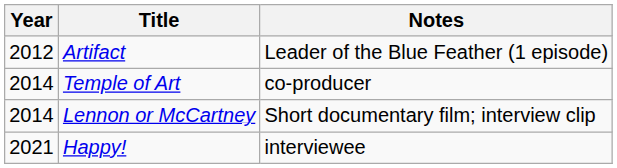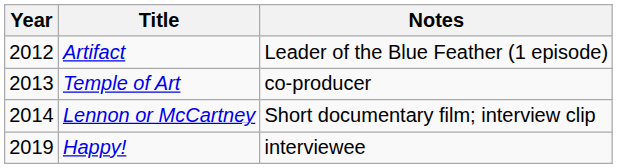(31, 83) 2014 -> (31, 83) 2013
(31, 147) 2021 -> (31, 147) 2019
